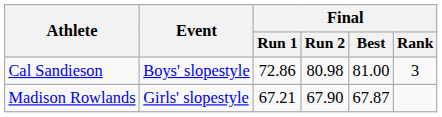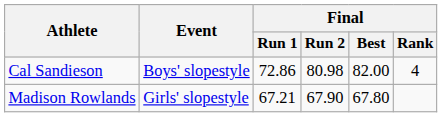(371, 71) 81.00 -> (371, 71) 82.00
(415, 71) 3 -> (415, 71) 4
(371, 98) 67.87 -> (371, 98) 67.80
